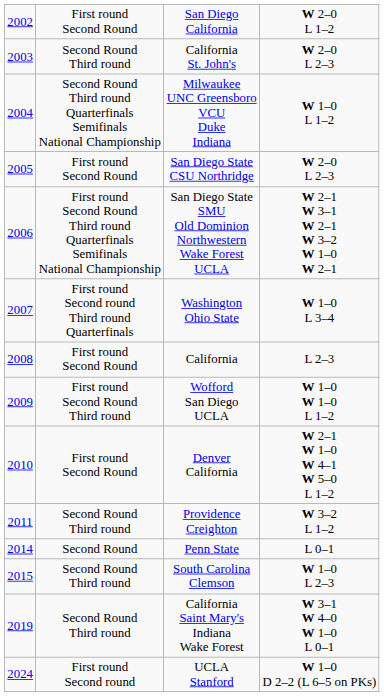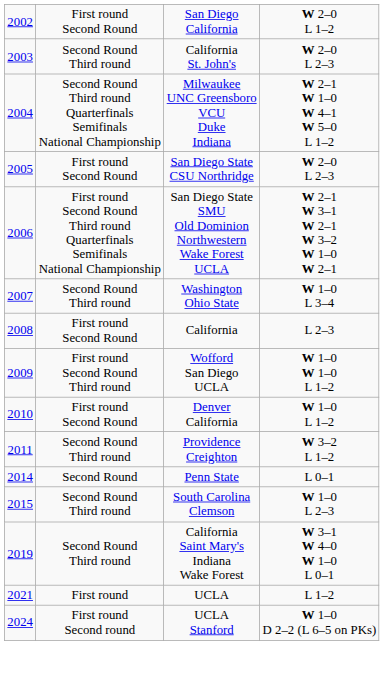(319, 112) W 1–0 L 1–2 -> (319, 112) W 2–1 W 1–0 W 4–1 W 5–0 L 1–2
(100, 310) First round Second round Third round Quarterfinals -> (100, 296) Second Round Third round
(319, 465) W 2–1 W 1–0 W 4–1 W 5–0 L 1–2 -> (319, 414) W 1–0 L 1–2
+ row: (212, 595)
